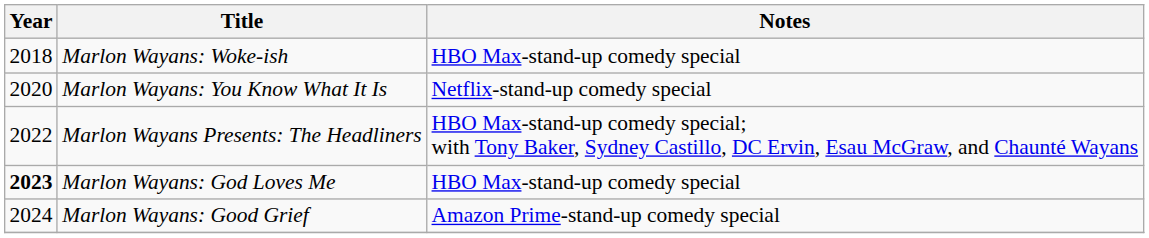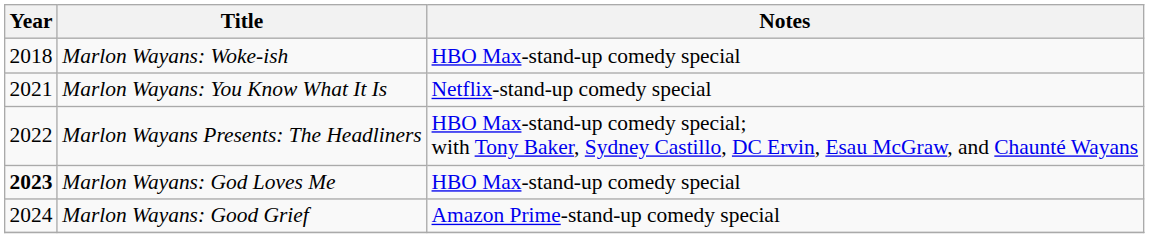(31, 89) 2020 -> (31, 89) 2021
